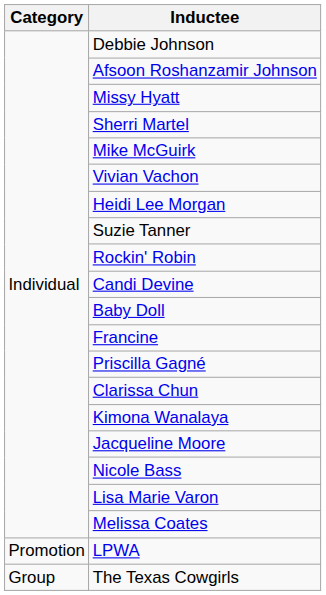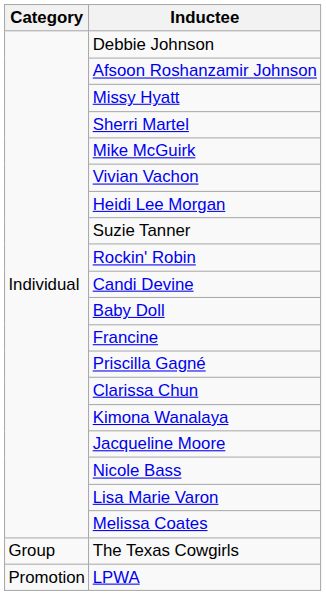rows swapped: (166, 577) <-> (116, 550)
